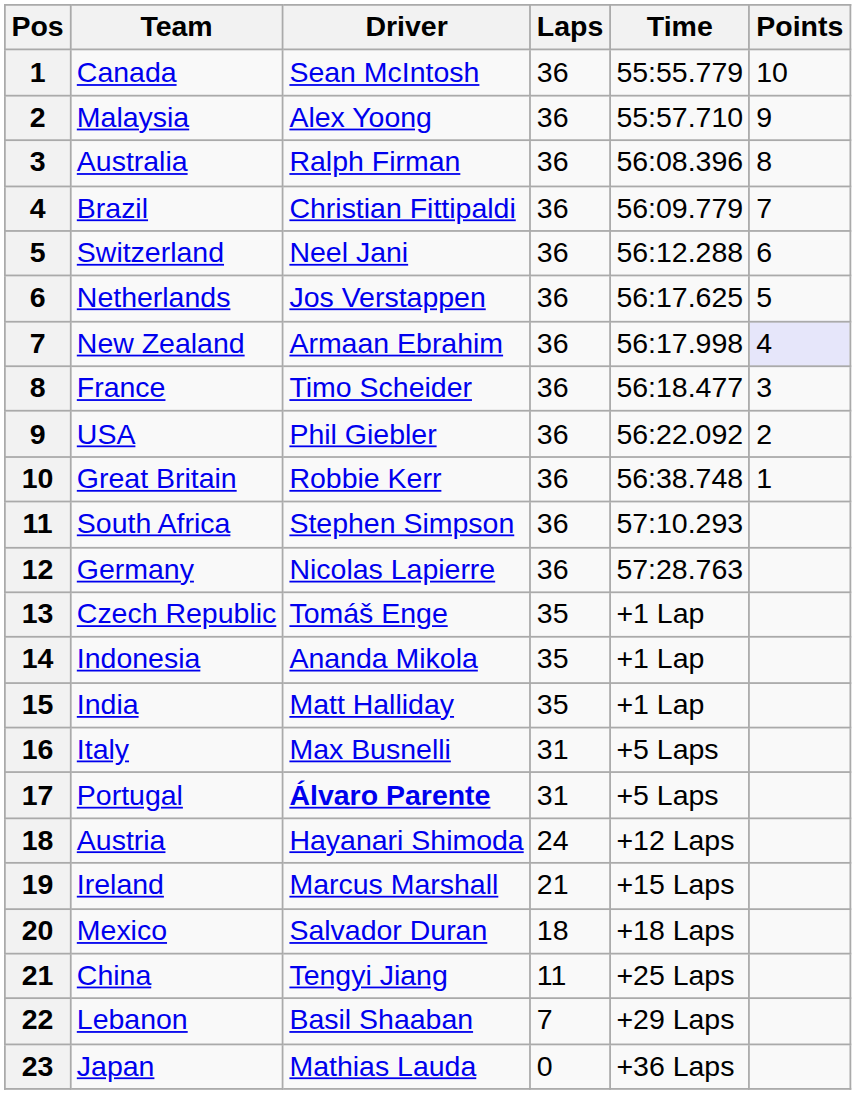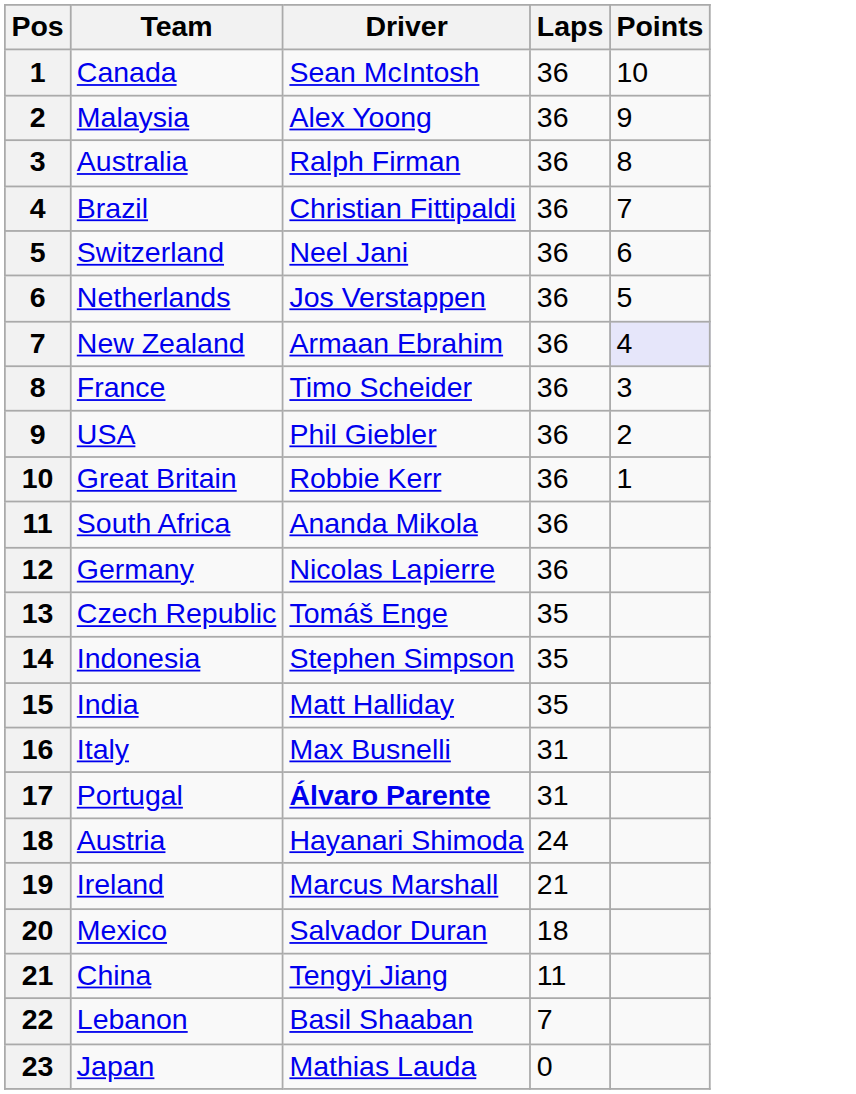- column: (680, 27)
(402, 523) Stephen Simpson -> (384, 523) Ananda Mikola
(384, 659) Ananda Mikola -> (402, 659) Stephen Simpson
